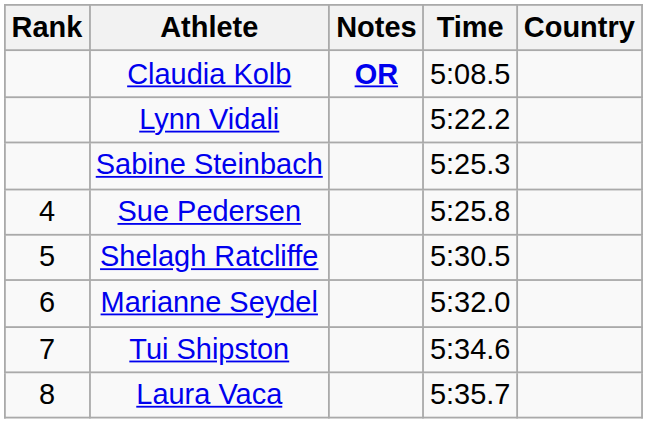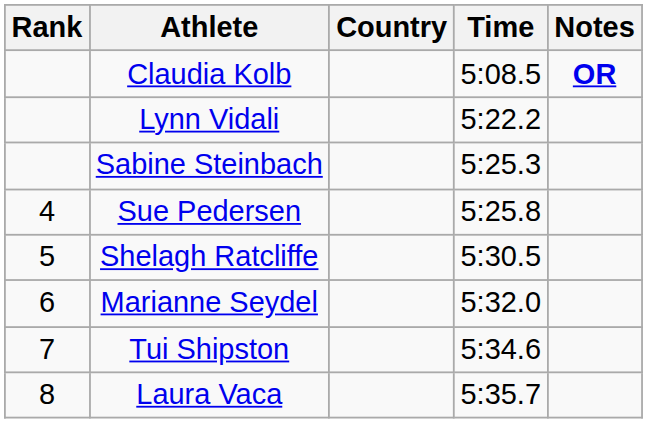columns swapped: (579, 27) <-> (376, 27)
